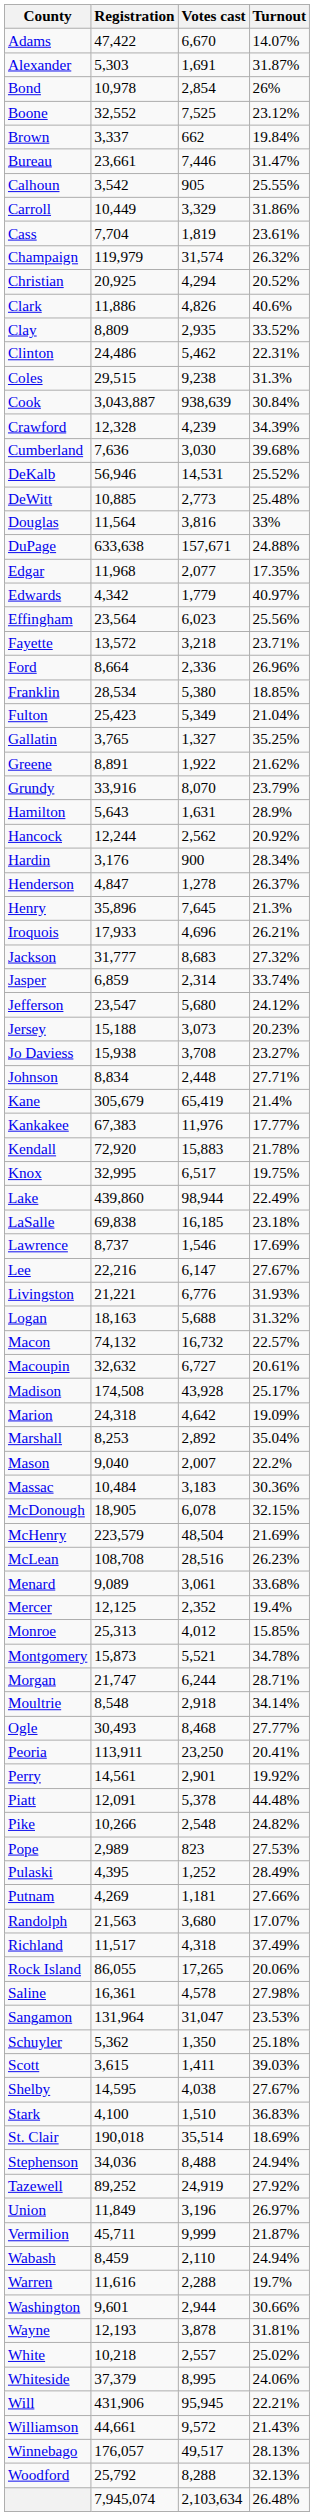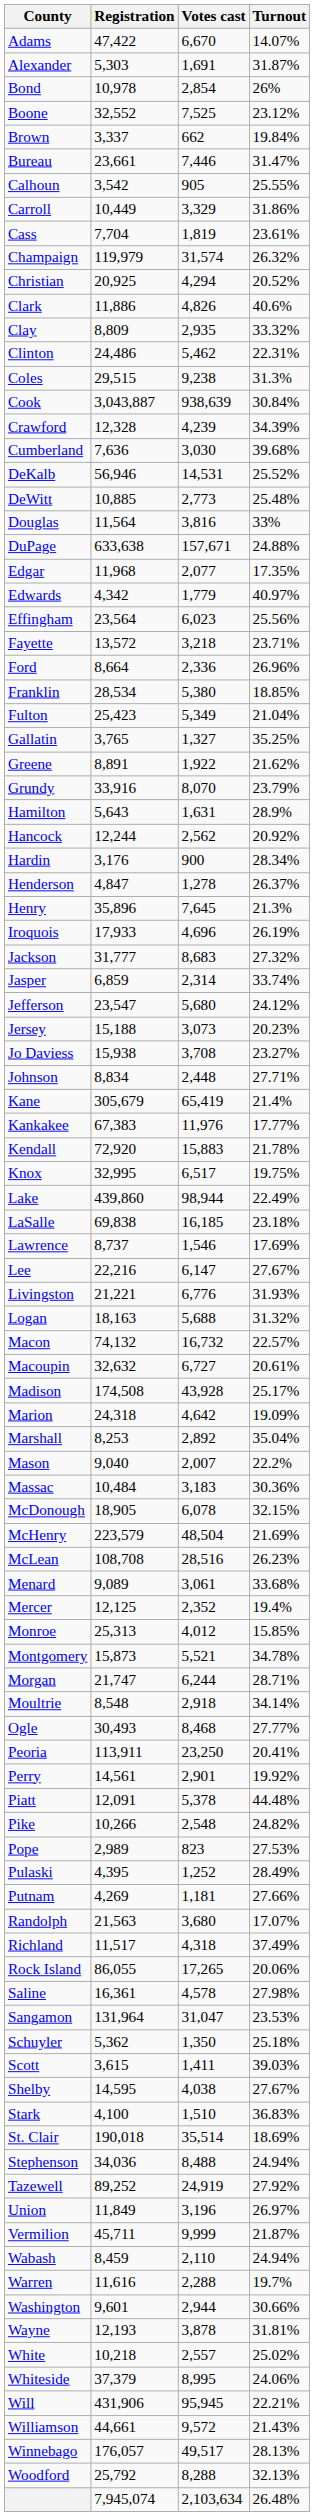(276, 329) 33.52% -> (276, 329) 33.32%
(276, 932) 26.21% -> (276, 932) 26.19%
